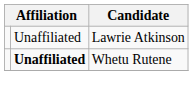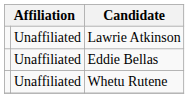+ row: (123, 59)
(50, 59) bold -> (48, 81) normal
